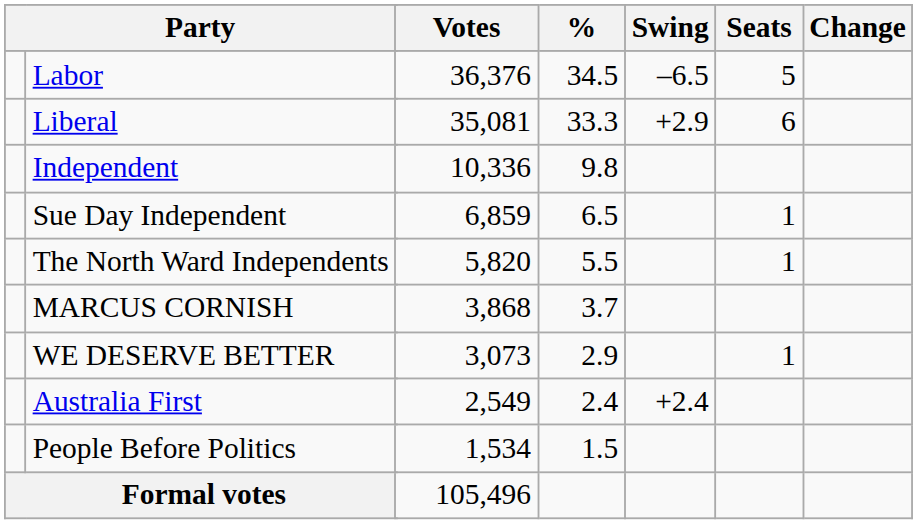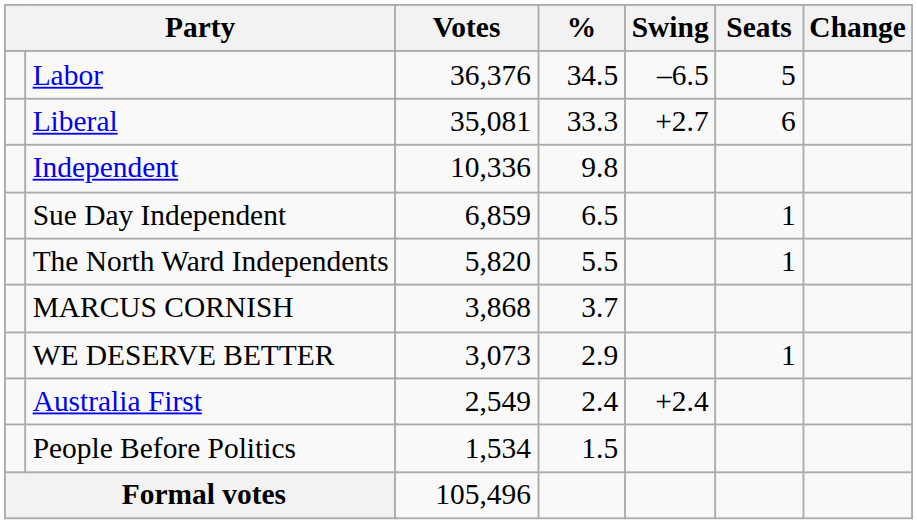(682, 121) +2.9 -> (682, 121) +2.7
